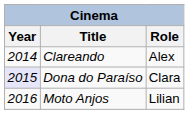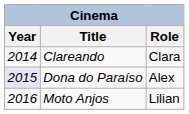(162, 57) Alex -> (165, 57) Clara
(165, 78) Clara -> (162, 78) Alex
